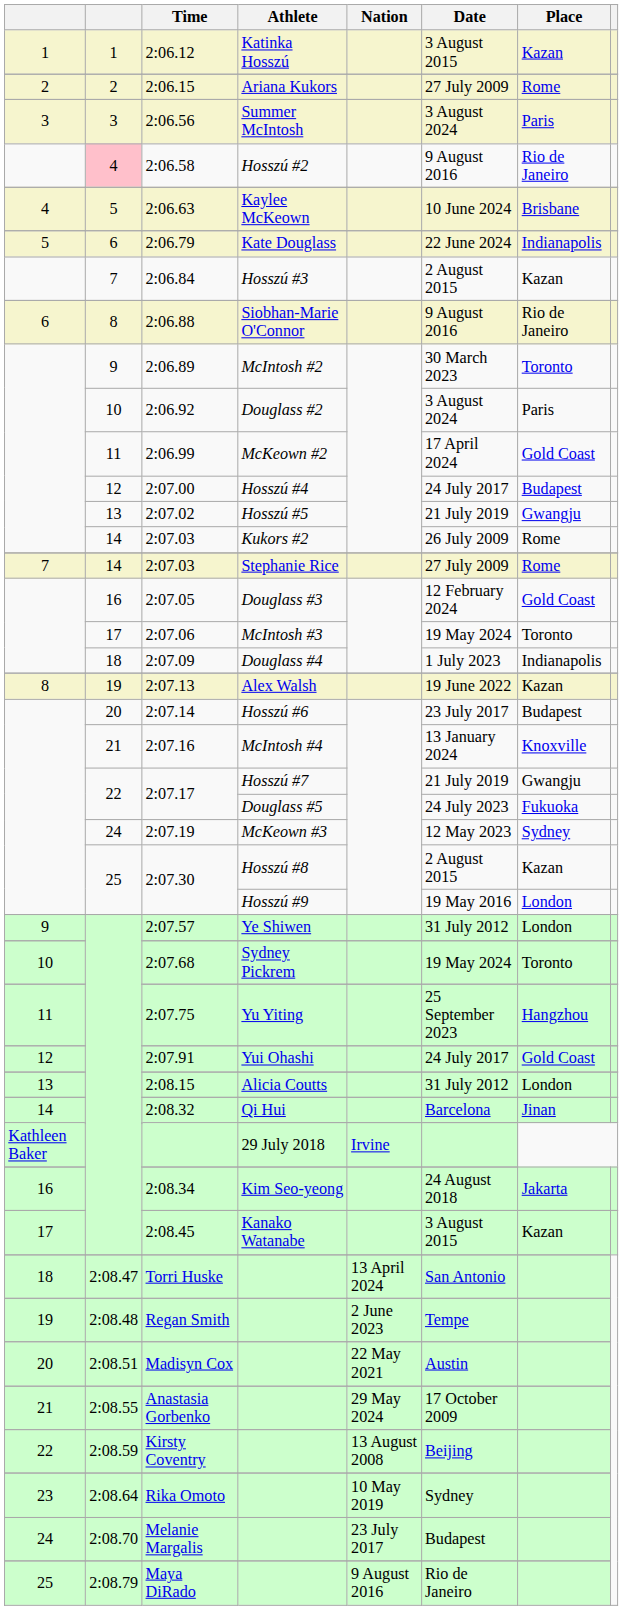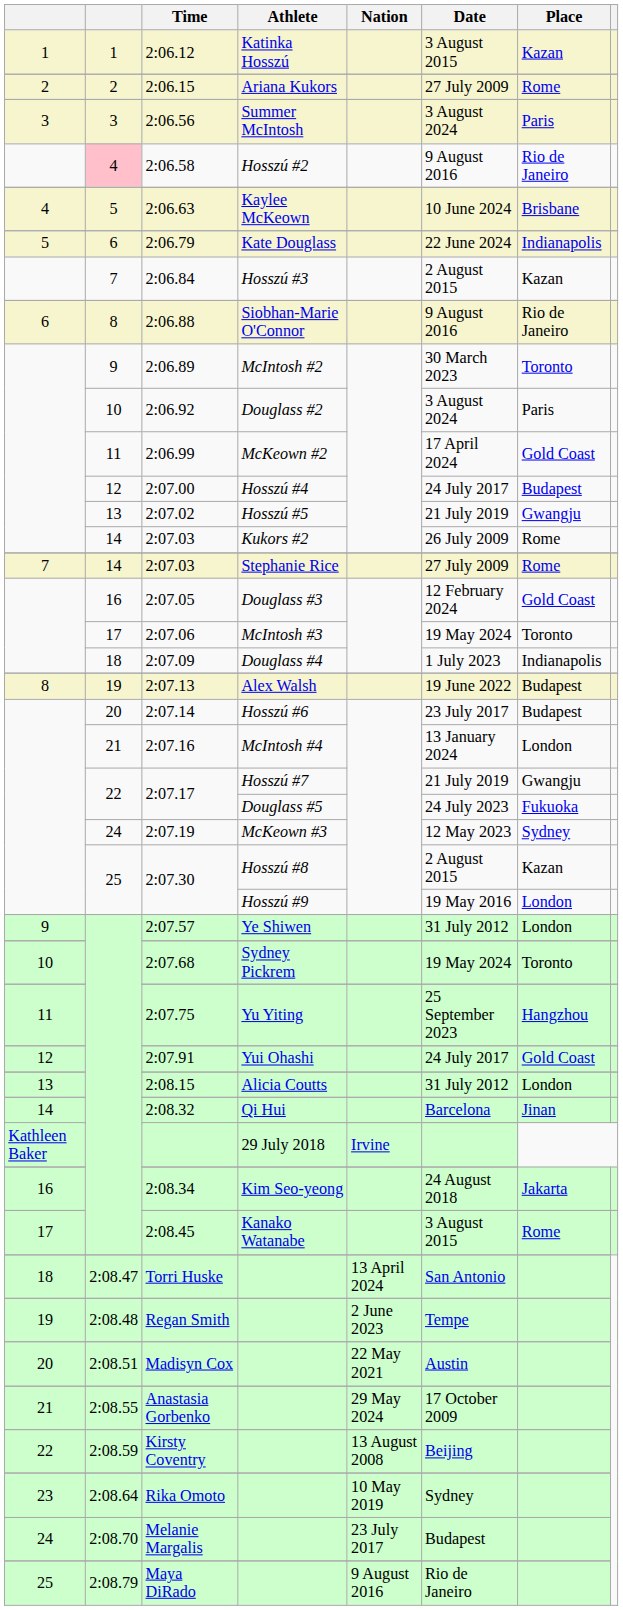(542, 686) Kazan -> (552, 686) Budapest
(554, 746) Knoxville -> (547, 746) London
(542, 1232) Kazan -> (541, 1232) Rome
